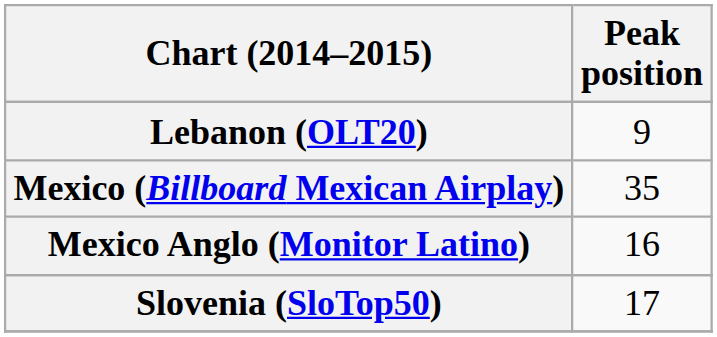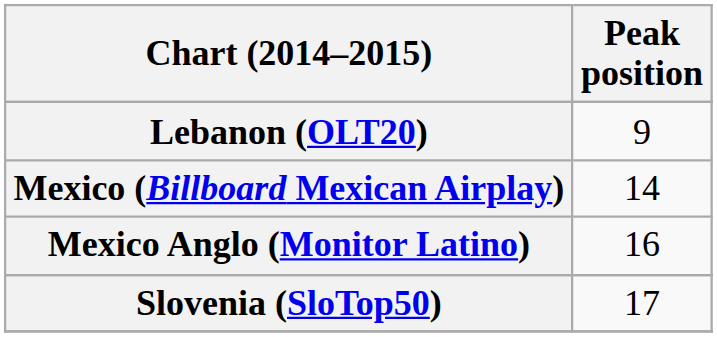(642, 187) 35 -> (642, 187) 14
